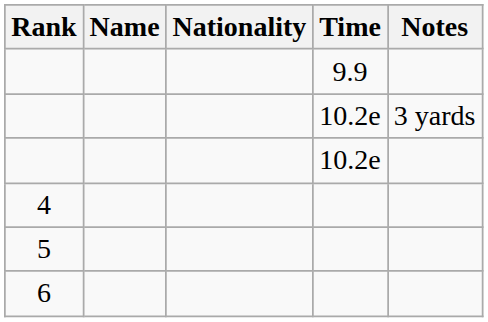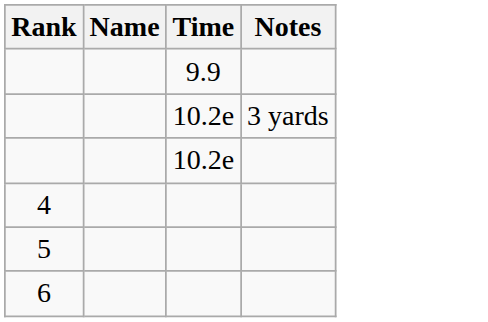- column: (239, 26)
